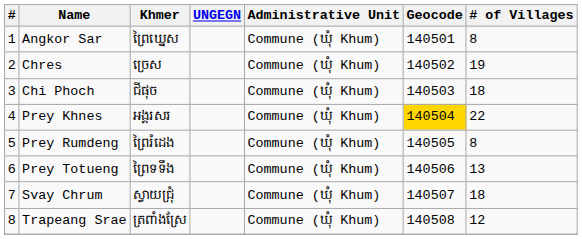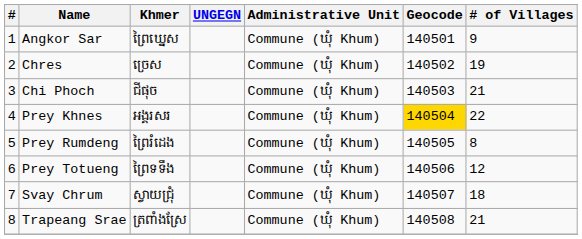(473, 39) 8 -> (473, 39) 9
(477, 91) 18 -> (477, 91) 21
(477, 169) 13 -> (477, 169) 12
(477, 221) 12 -> (477, 221) 21
